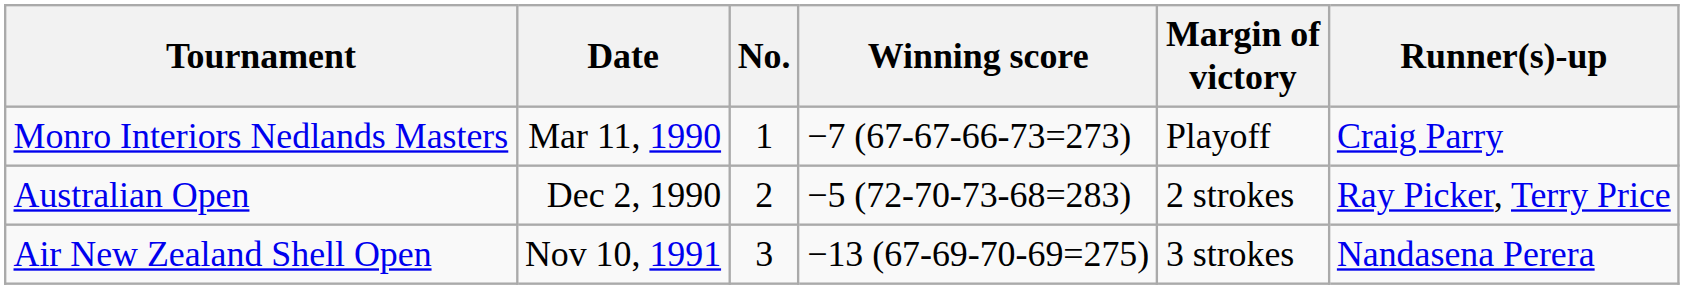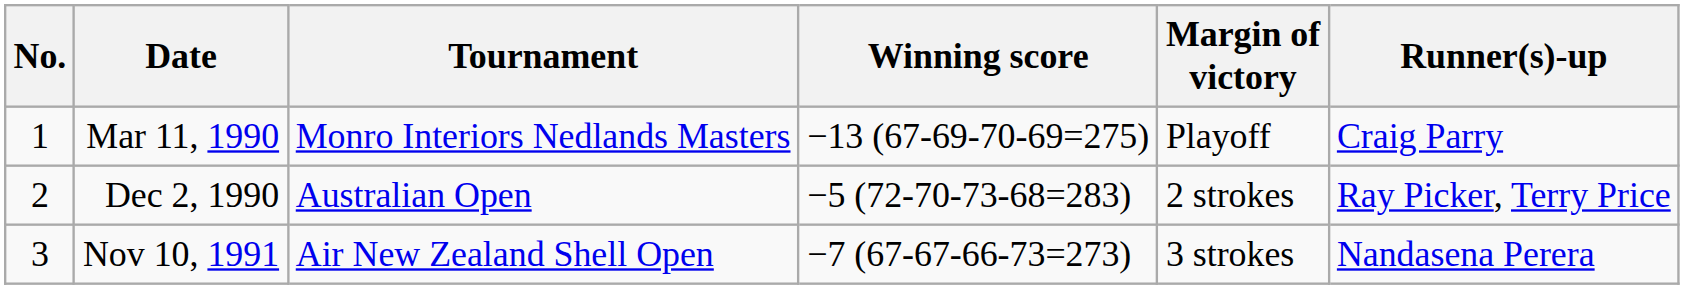columns swapped: (764, 55) <-> (261, 55)
(969, 135) −7 (67-67-66-73=273) -> (978, 135) −13 (67-69-70-69=275)
(978, 254) −13 (67-69-70-69=275) -> (969, 254) −7 (67-67-66-73=273)
